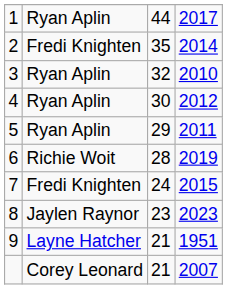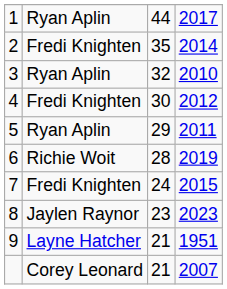(69, 102) Ryan Aplin -> (84, 102) Fredi Knighten
